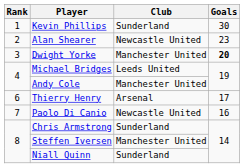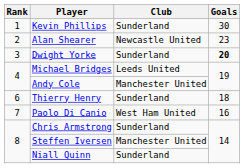(161, 55) Manchester United -> (143, 55) Sunderland
(135, 98) Arsenal -> (143, 98) Sunderland
(224, 98) 17 -> (224, 98) 18
(159, 112) Newcastle United -> (156, 112) West Ham United
